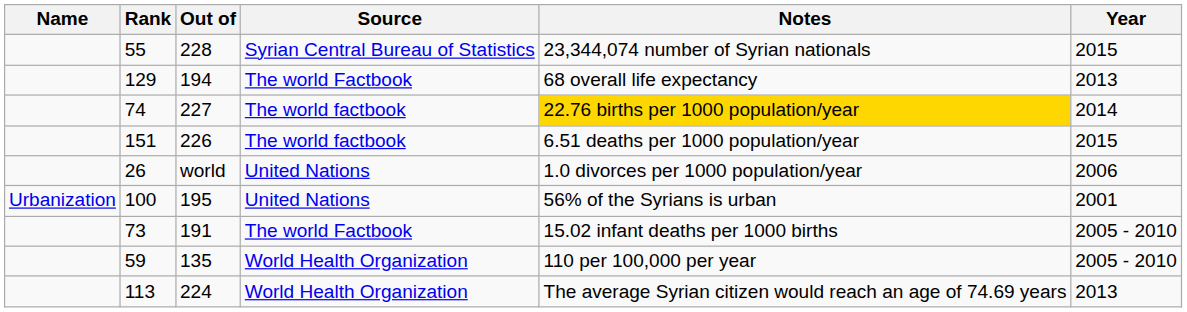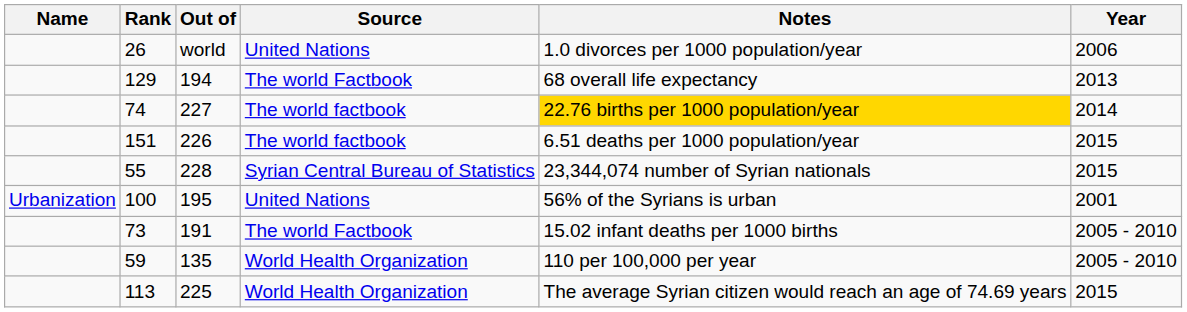rows swapped: (135, 49) <-> (135, 170)
(196, 291) 224 -> (196, 291) 225
(1096, 291) 2013 -> (1096, 291) 2015
